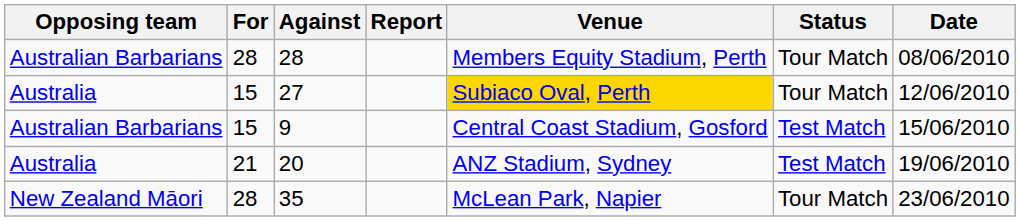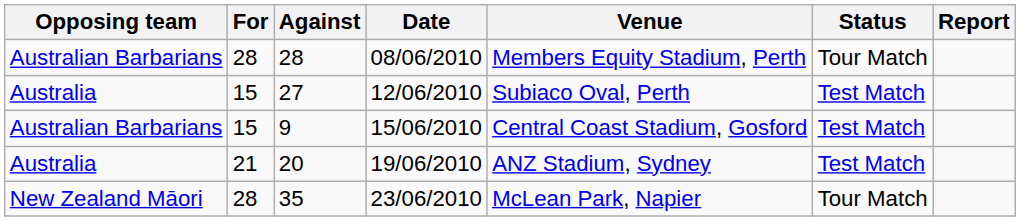columns swapped: (954, 22) <-> (406, 22)
(551, 92) gold background -> (591, 92) no background
(833, 92) Tour Match -> (871, 92) Test Match
